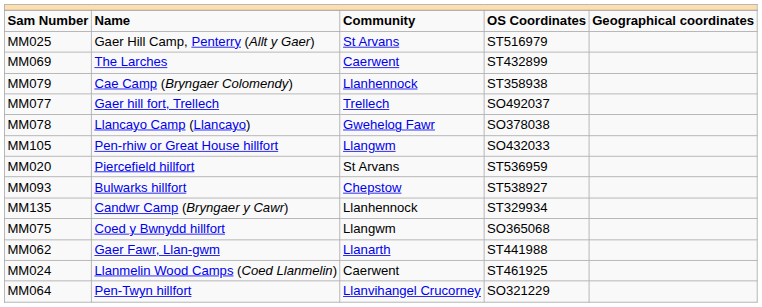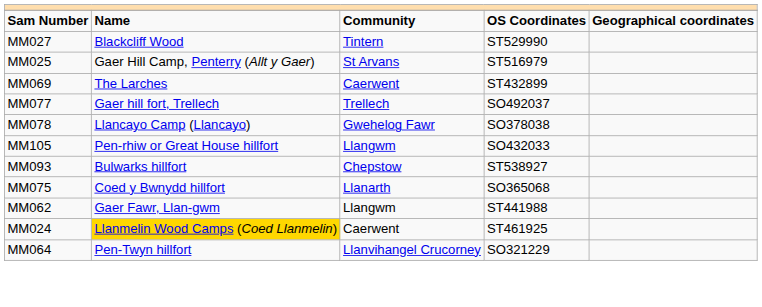+ row: (29, 41)
- row: (29, 83)
- row: (29, 166)
- row: (29, 208)
(369, 229) Llangwm -> (367, 187) Llanarth
(367, 249) Llanarth -> (369, 208) Llangwm
(216, 270) no background -> (216, 229) gold background
